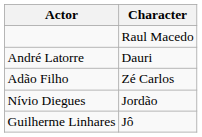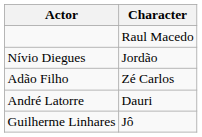rows swapped: (46, 57) <-> (47, 100)
